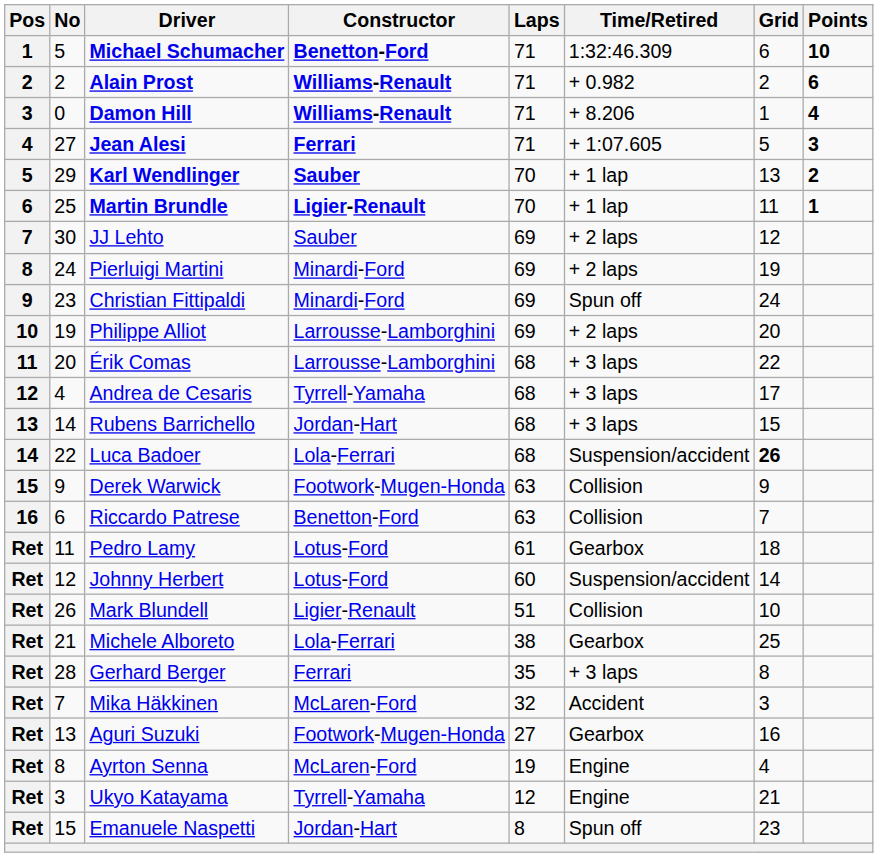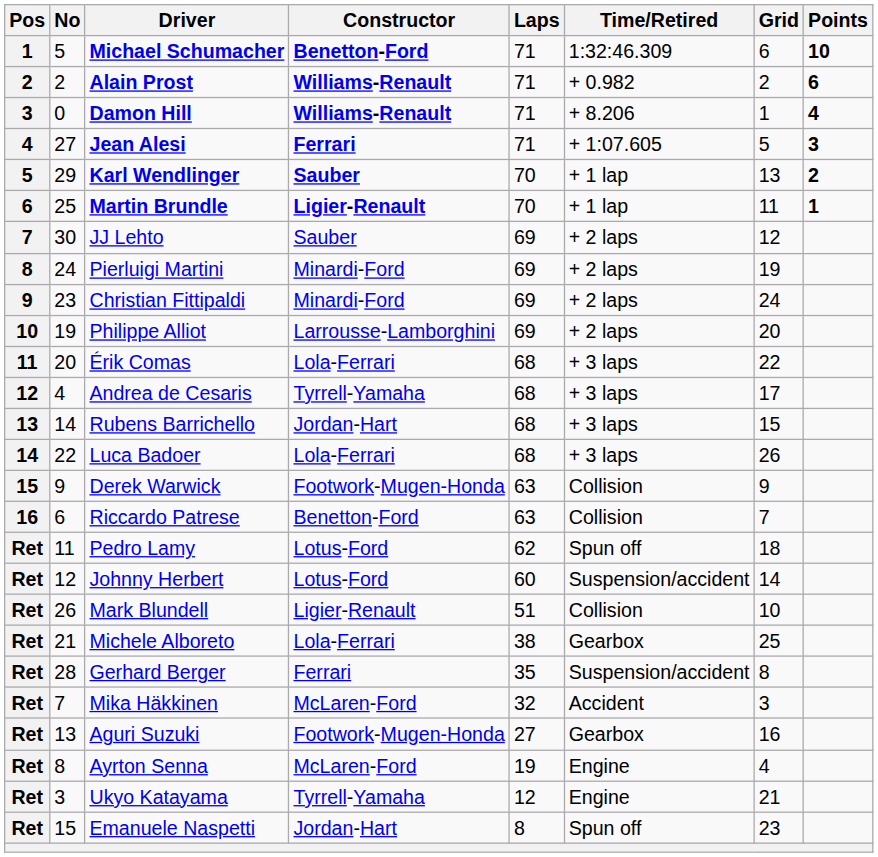(605, 300) Spun off -> (603, 300) + 2 laps
(394, 362) Larrousse-Lamborghini -> (344, 362) Lola-Ferrari
(659, 455) Suspension/accident -> (603, 455) + 3 laps
(770, 455) bold -> (770, 455) normal
(525, 548) 61 -> (525, 548) 62
(606, 548) Gearbox -> (605, 548) Spun off
(603, 672) + 3 laps -> (659, 672) Suspension/accident
